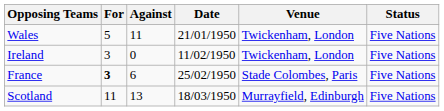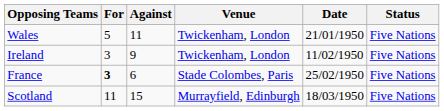columns swapped: (207, 14) <-> (303, 14)
(133, 55) 0 -> (133, 55) 9
(136, 95) 13 -> (136, 95) 15
